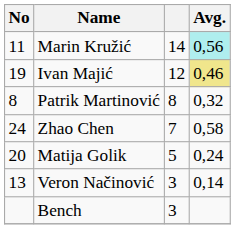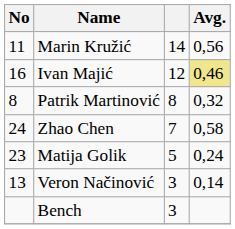(208, 45) paleturquoise background -> (208, 45) no background
(17, 73) 19 -> (17, 73) 16
(17, 155) 20 -> (17, 155) 23
